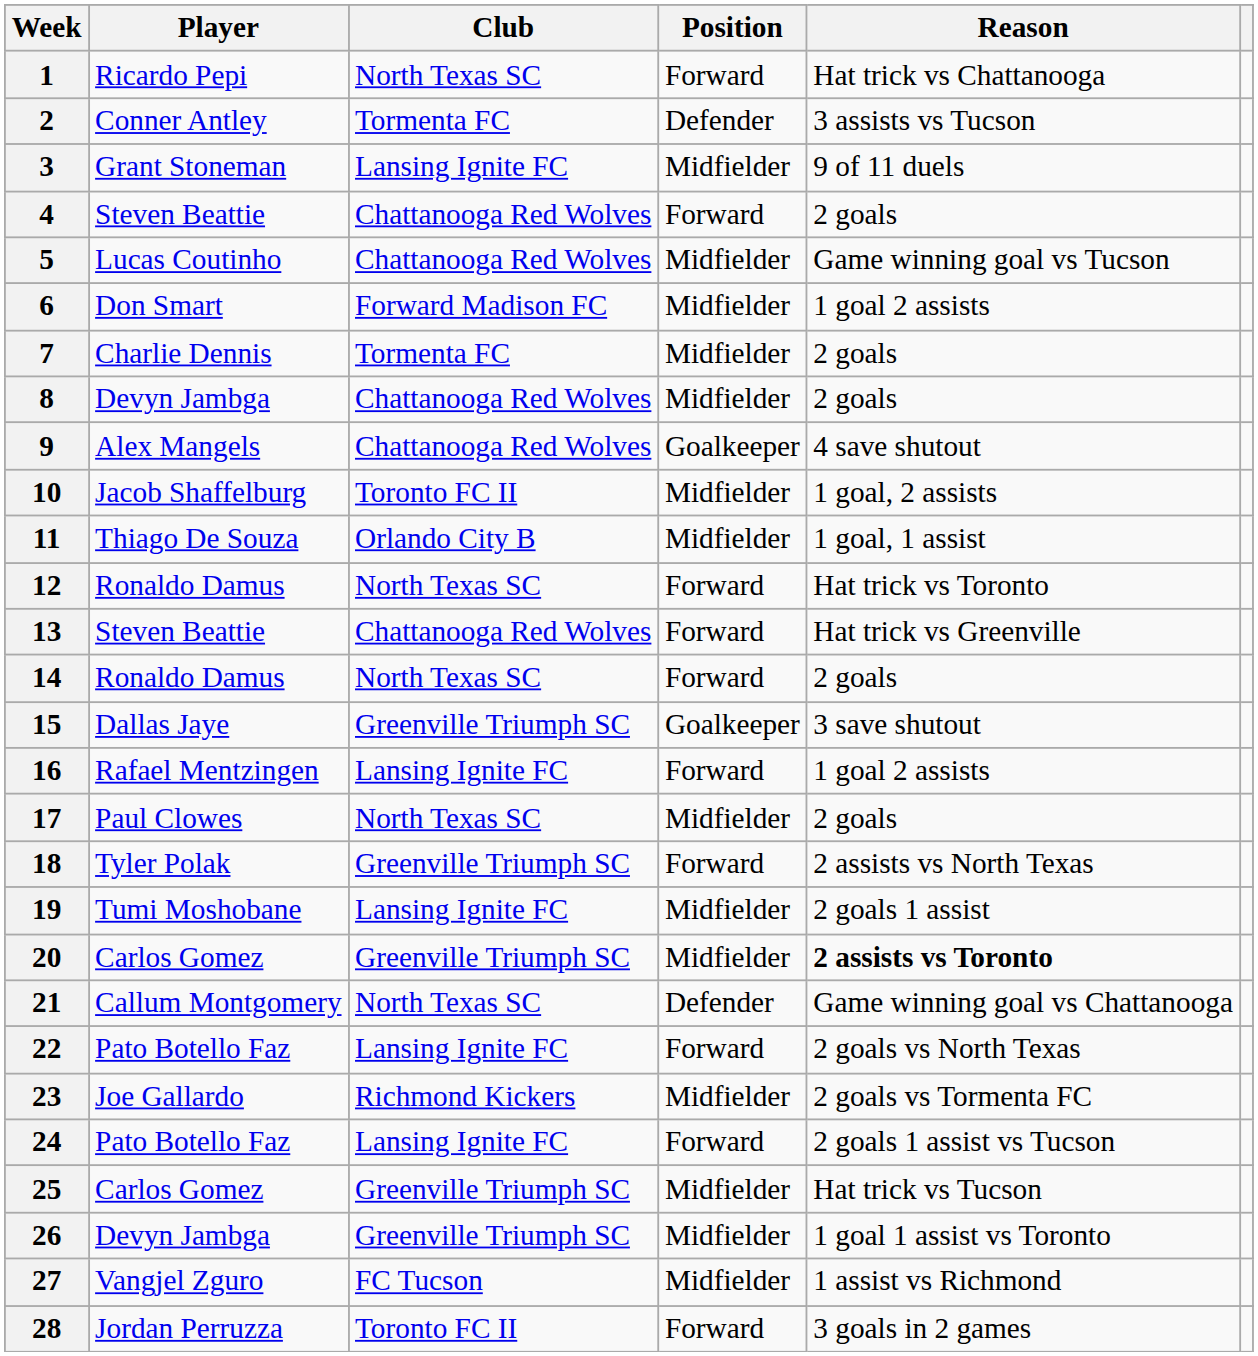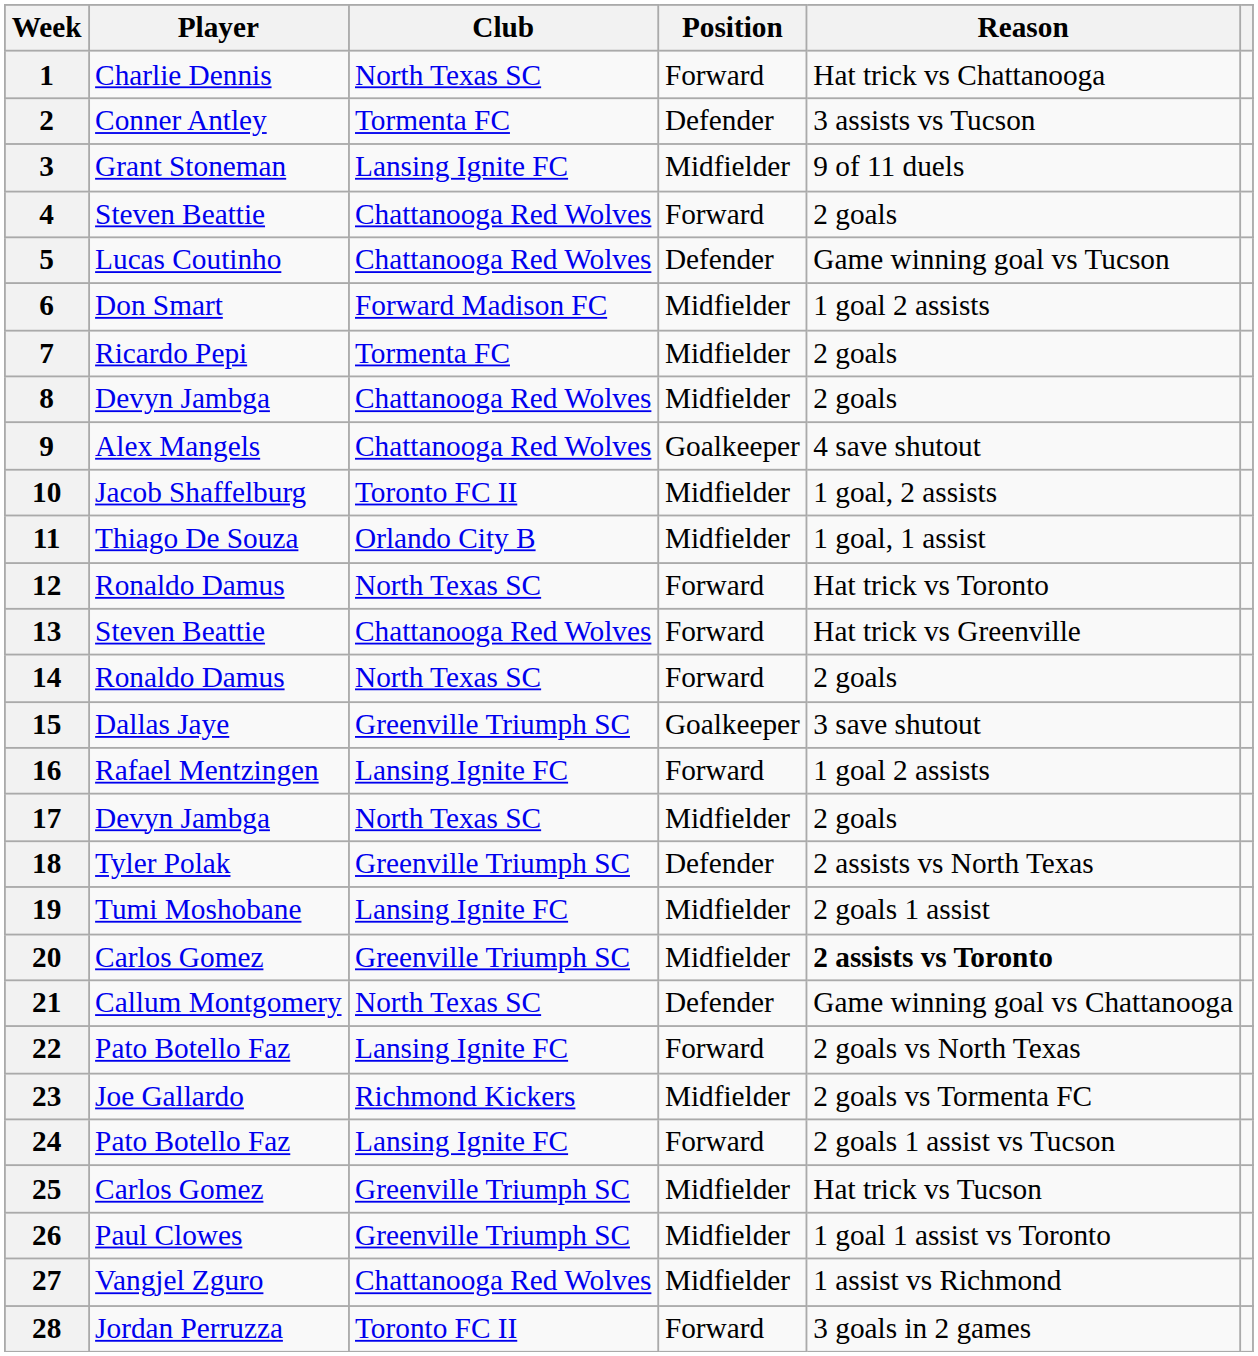(171, 74) Ricardo Pepi -> (183, 74) Charlie Dennis
(727, 259) Midfielder -> (719, 259) Defender
(183, 352) Charlie Dennis -> (171, 352) Ricardo Pepi
(169, 817) Paul Clowes -> (183, 817) Devyn Jambga
(714, 863) Forward -> (719, 863) Defender
(183, 1235) Devyn Jambga -> (169, 1235) Paul Clowes
(419, 1281) FC Tucson -> (503, 1281) Chattanooga Red Wolves
